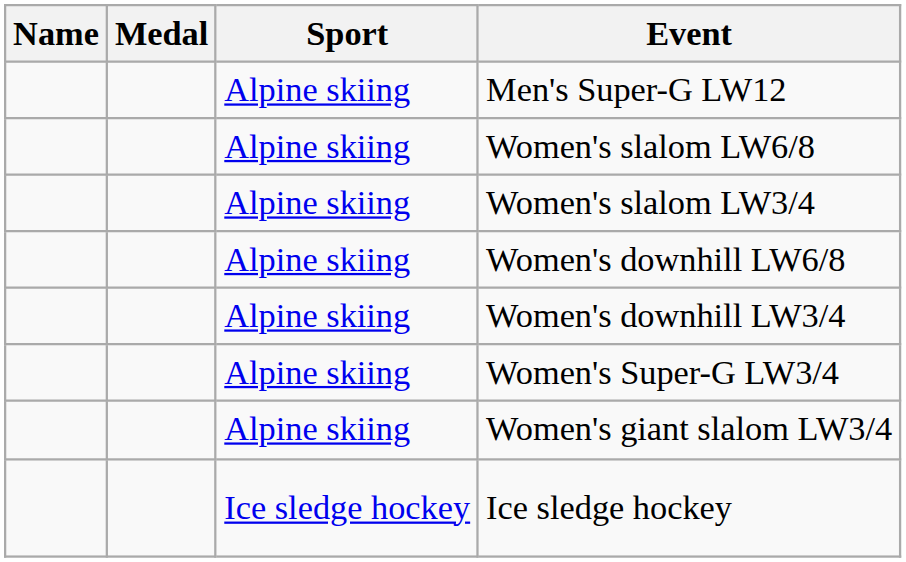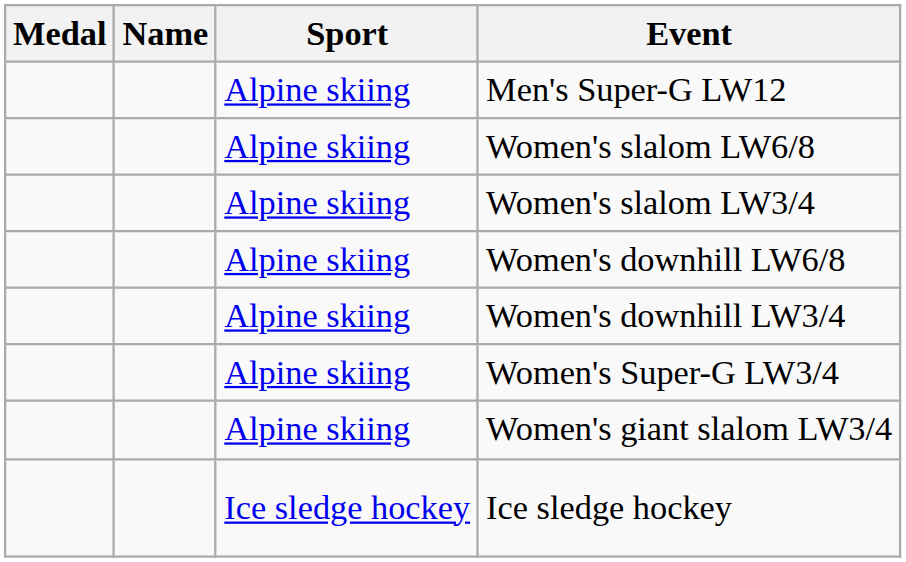columns swapped: (162, 33) <-> (56, 33)
